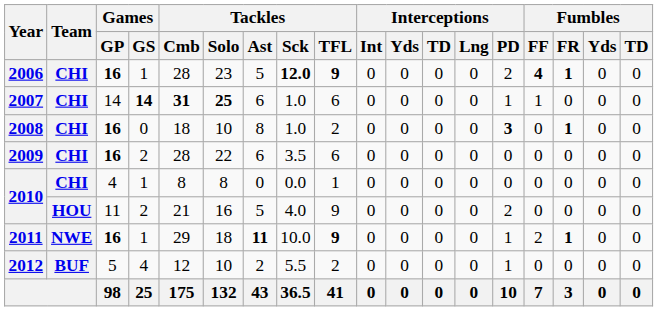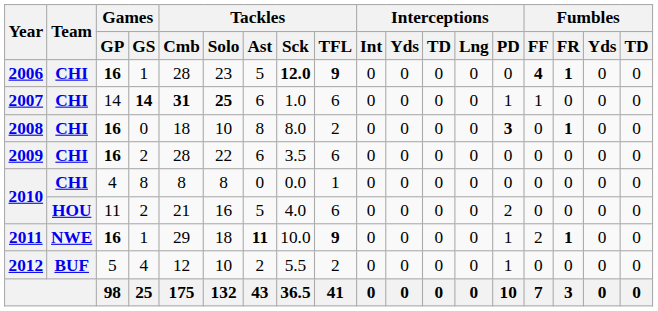(508, 73) 2 -> (508, 73) 0
(295, 127) 1.0 -> (295, 127) 8.0
(144, 182) 1 -> (144, 182) 8
(335, 210) 9 -> (335, 210) 6
